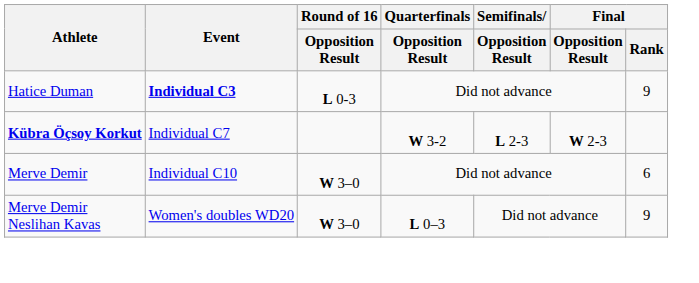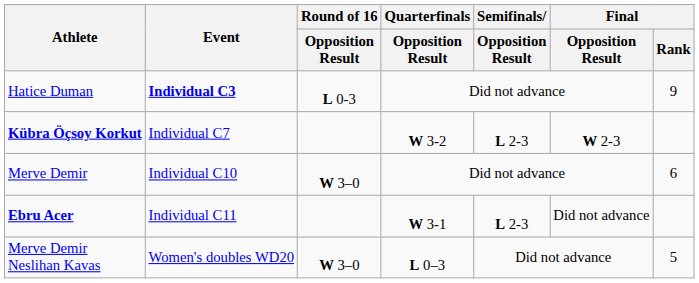+ row: (41, 216)
(647, 216) 9 -> (674, 257) 5
